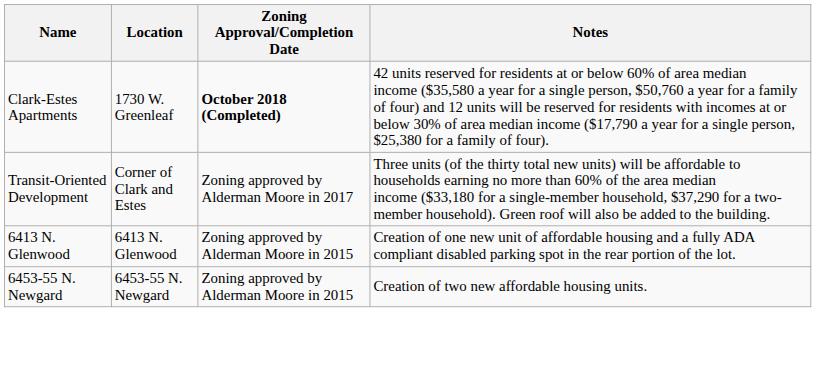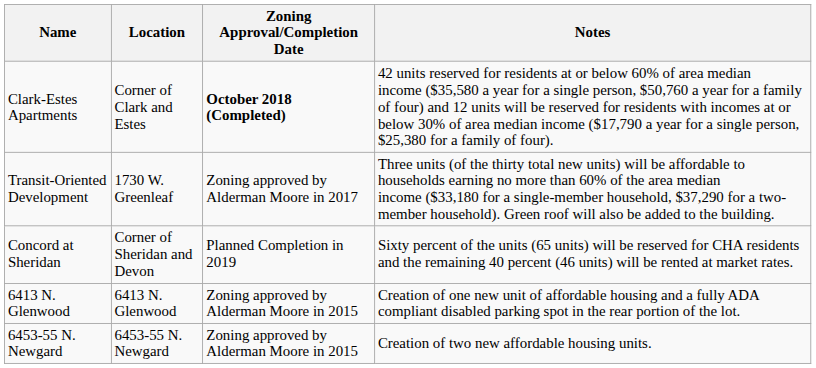(144, 106) 1730 W. Greenleaf -> (144, 106) Corner of Clark and Estes
(144, 189) Corner of Clark and Estes -> (144, 189) 1730 W. Greenleaf
+ row: (41, 254)
